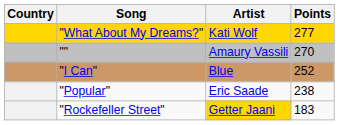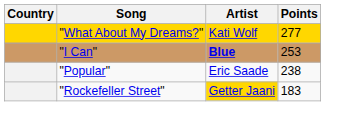- row: (64, 52)
(221, 71) normal -> (222, 52) bold
(304, 71) 252 -> (291, 52) 253
